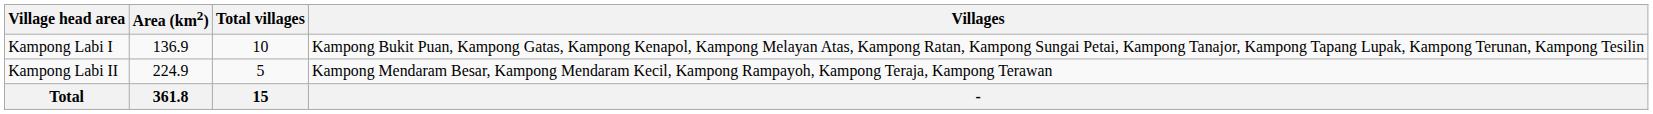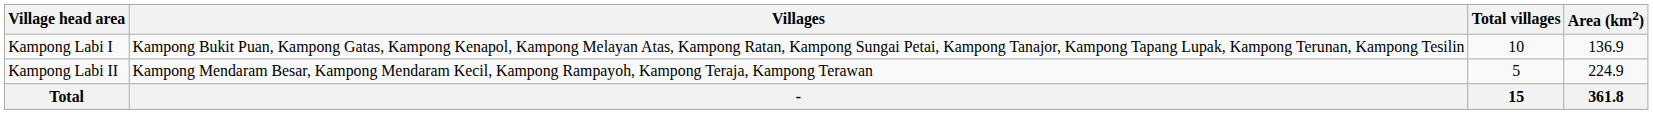columns swapped: (171, 19) <-> (978, 19)
